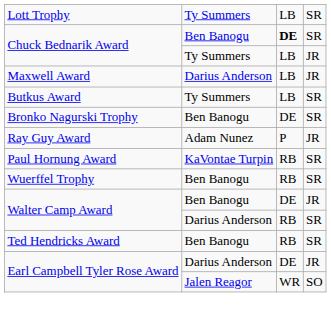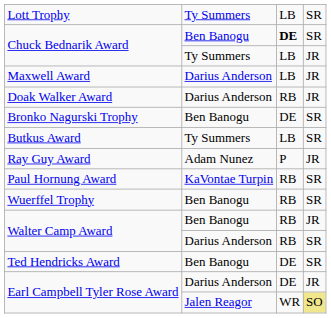+ row: (60, 96)
rows swapped: (44, 96) <-> (73, 117)
(288, 199) DE -> (288, 220) RB
(288, 240) RB -> (288, 261) DE
(314, 281) no background -> (314, 302) khaki background
